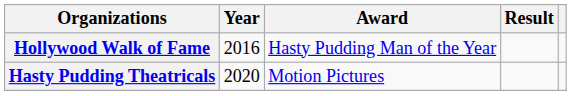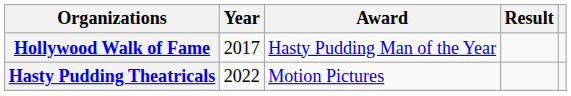(242, 47) 2016 -> (242, 47) 2017
(242, 76) 2020 -> (242, 76) 2022
